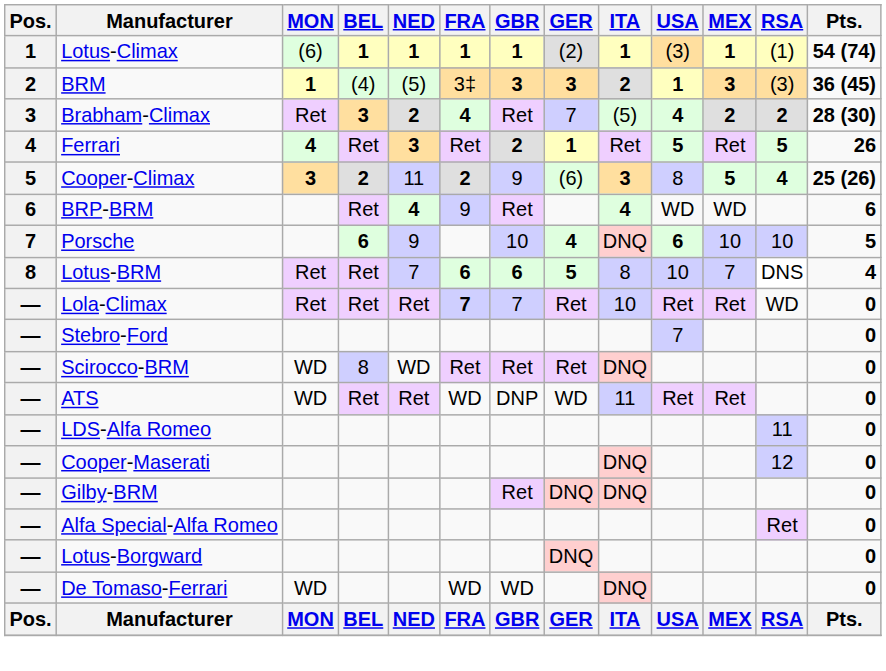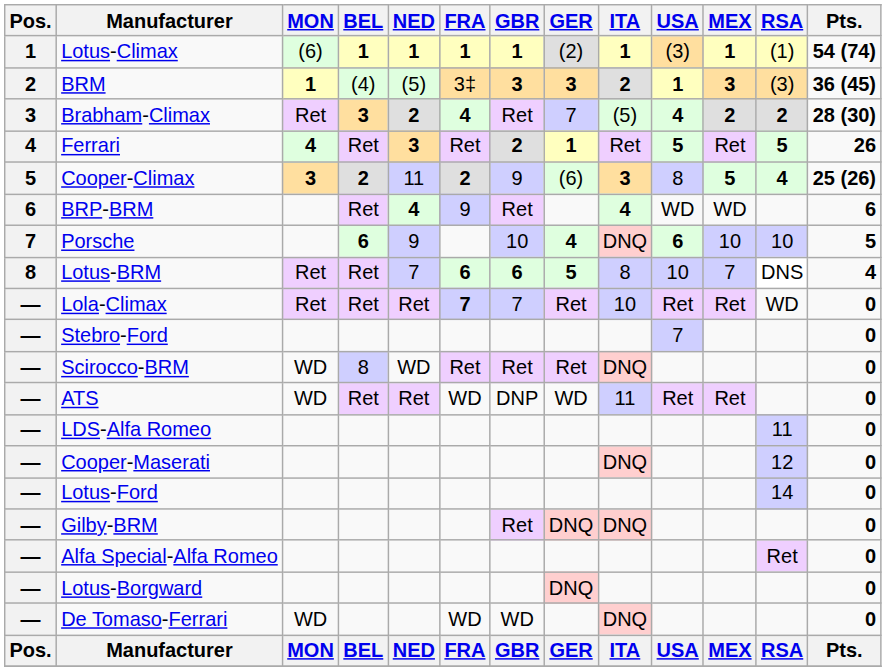+ row: (109, 493)
